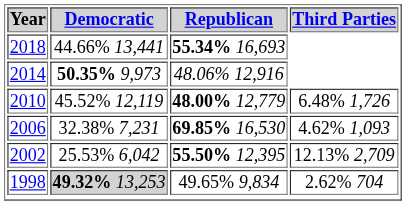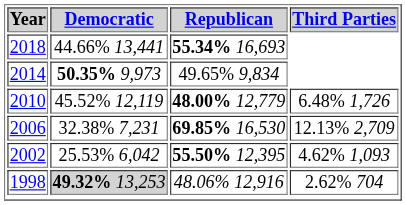(229, 73) 48.06% 12,916 -> (229, 73) 49.65% 9,834
(344, 128) 4.62% 1,093 -> (344, 128) 12.13% 2,709
(344, 155) 12.13% 2,709 -> (344, 155) 4.62% 1,093
(229, 182) 49.65% 9,834 -> (229, 182) 48.06% 12,916
